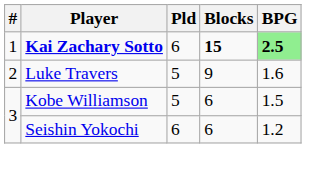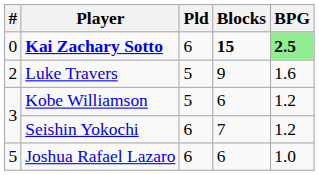(13, 45) 1 -> (13, 45) 0
(273, 101) 1.5 -> (285, 101) 1.2
(209, 128) 6 -> (221, 128) 7
+ row: (100, 156)
